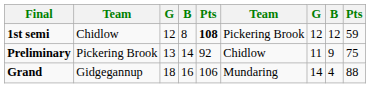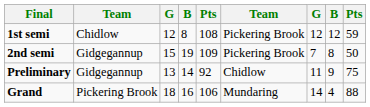(208, 33) bold -> (208, 33) normal
+ row: (31, 53)
(117, 53) Pickering Brook -> (110, 72) Gidgegannup
(110, 72) Gidgegannup -> (117, 92) Pickering Brook
